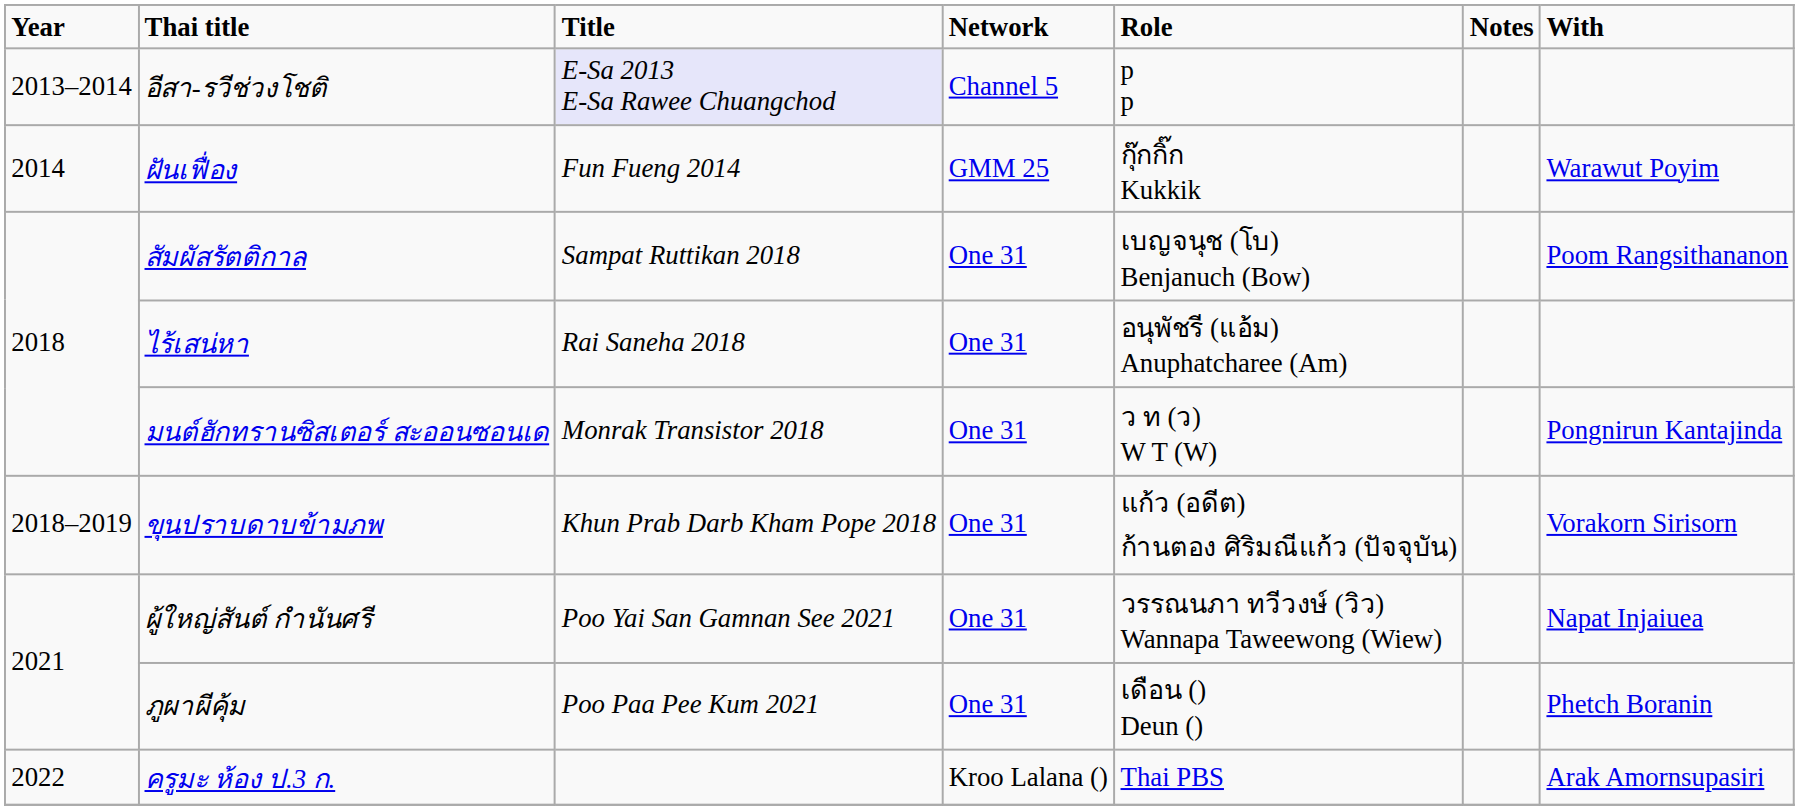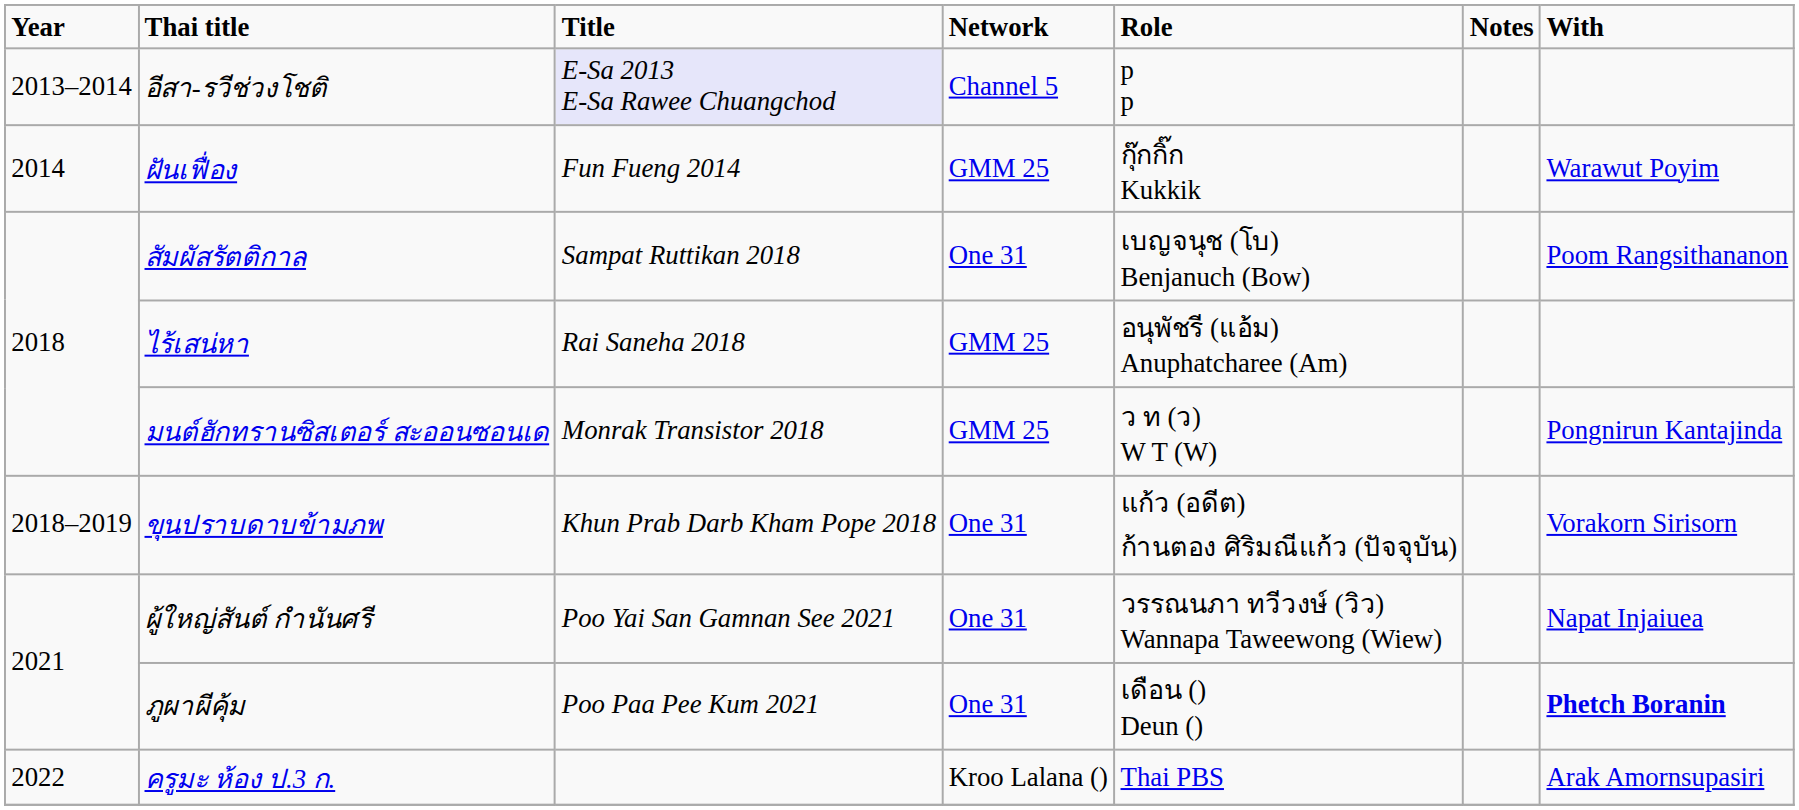(988, 342) One 31 -> (999, 342) GMM 25
(988, 430) One 31 -> (999, 430) GMM 25
(1629, 704) normal -> (1636, 704) bold
